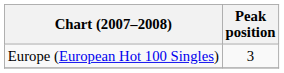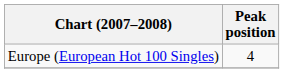(251, 56) 3 -> (251, 56) 4
